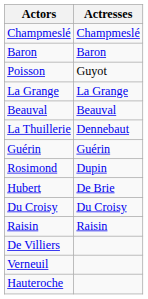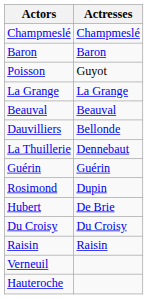+ row: (34, 129)
- row: (34, 245)
